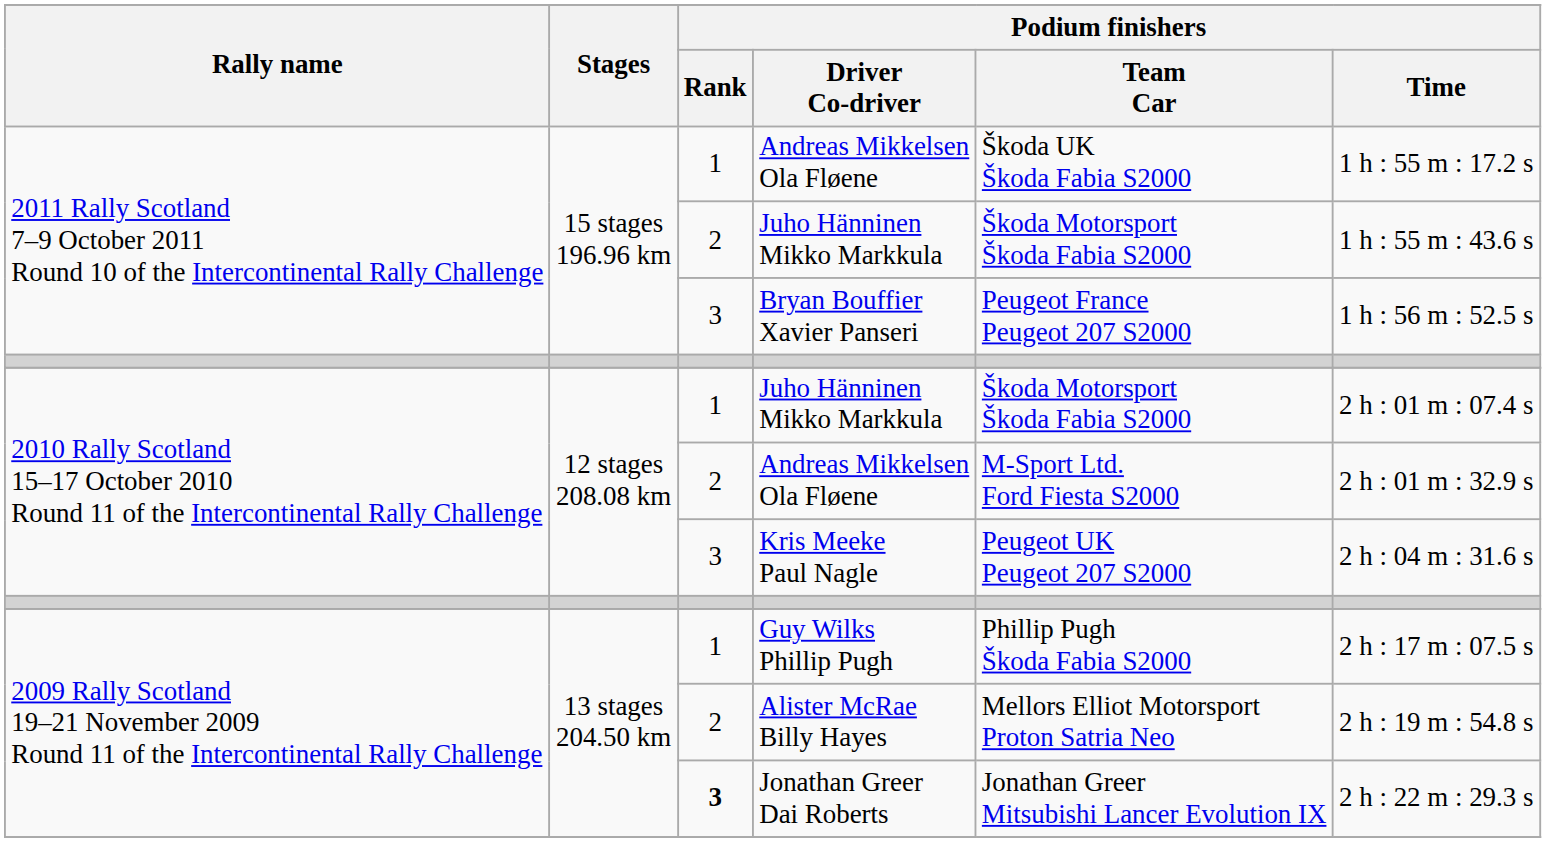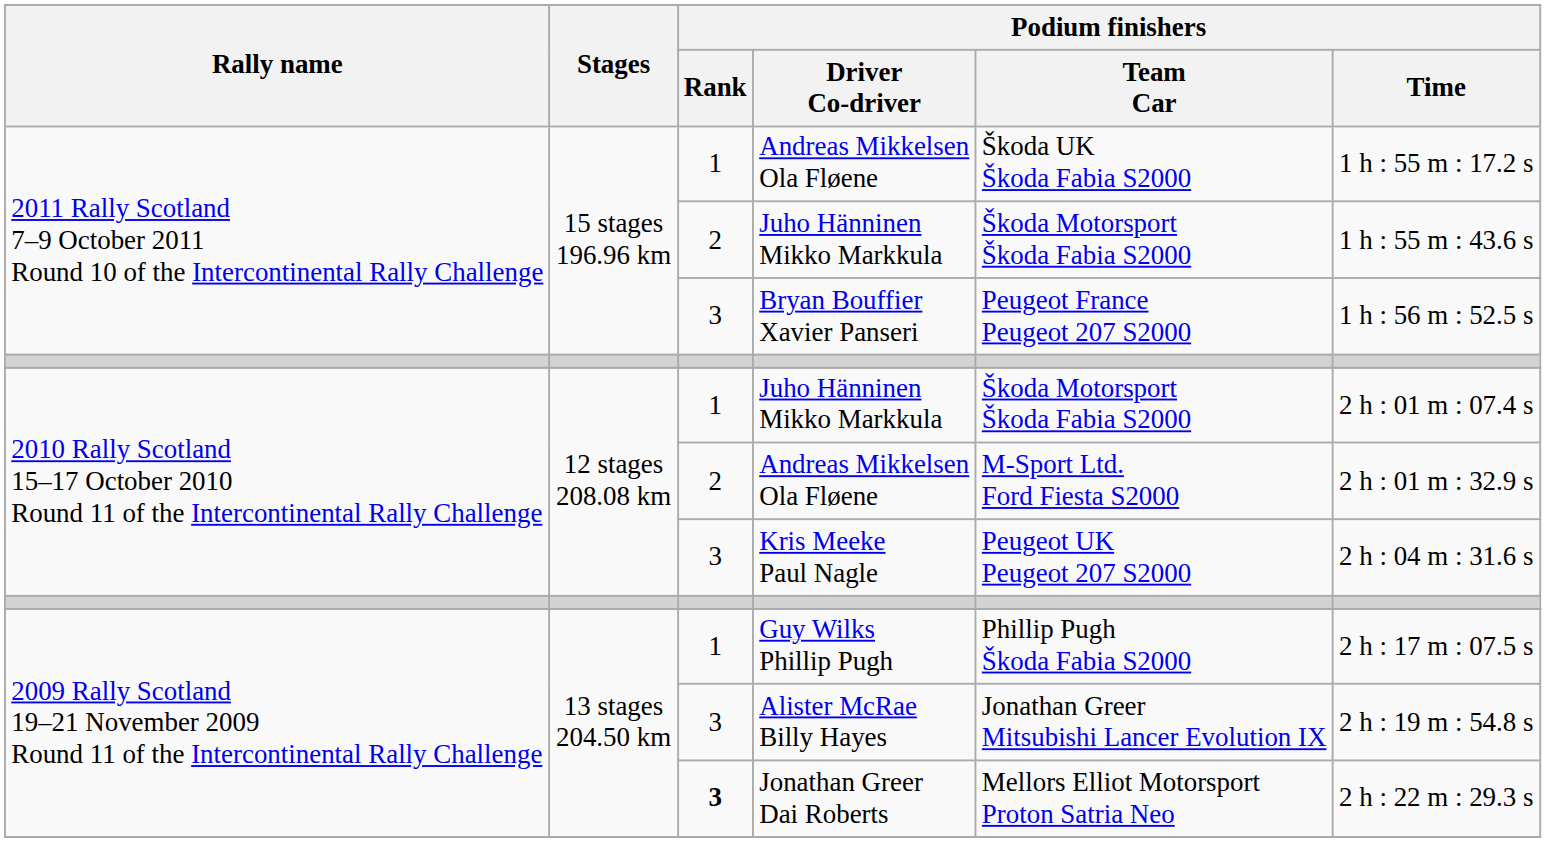(715, 722) 2 -> (715, 722) 3
(1121, 722) Mellors Elliot Motorsport Proton Satria Neo -> (1154, 722) Jonathan Greer Mitsubishi Lancer Evolution IX
(1154, 798) Jonathan Greer Mitsubishi Lancer Evolution IX -> (1121, 798) Mellors Elliot Motorsport Proton Satria Neo
